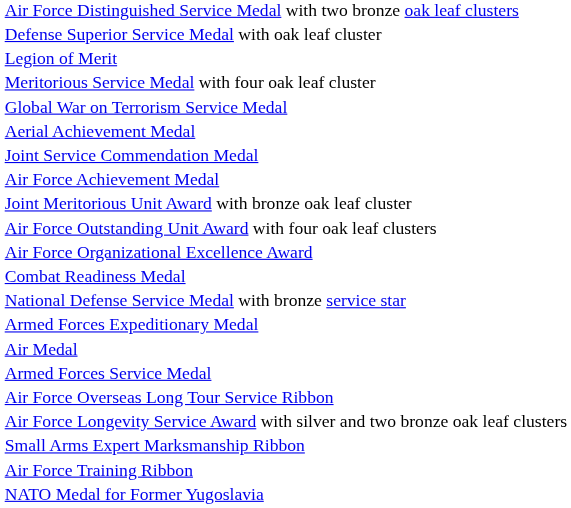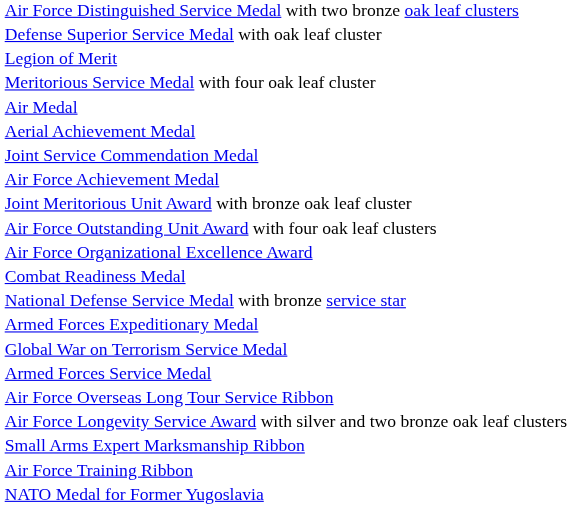rows swapped: (41, 348) <-> (146, 106)
